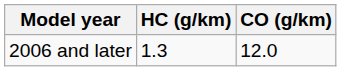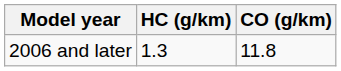(259, 50) 12.0 -> (258, 50) 11.8
